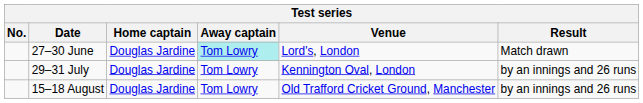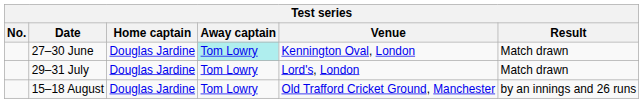(320, 51) Lord's, London -> (348, 51) Kennington Oval, London
(348, 70) Kennington Oval, London -> (320, 70) Lord's, London
(568, 70) by an innings and 26 runs -> (534, 70) Match drawn
